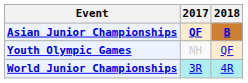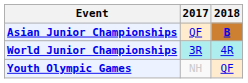(196, 32) bold -> (196, 32) normal
rows swapped: (92, 68) <-> (69, 50)
